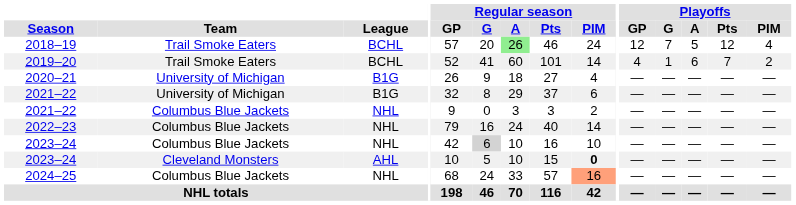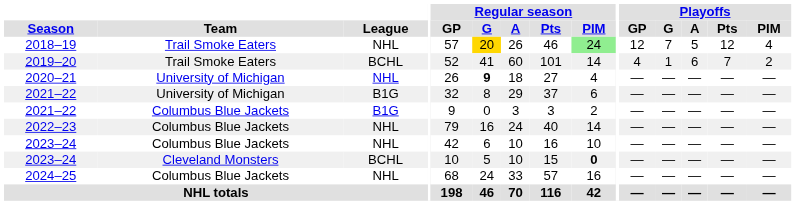(386, 45) BCHL -> (386, 45) NHL
(487, 45) no background -> (487, 45) gold background
(516, 45) lightgreen background -> (516, 45) no background
(594, 45) no background -> (594, 45) lightgreen background
(386, 77) B1G -> (386, 77) NHL
(487, 77) normal -> (487, 77) bold
(386, 110) NHL -> (386, 110) B1G
(487, 143) lightgrey background -> (487, 143) no background
(386, 159) AHL -> (386, 159) BCHL
(594, 176) lightsalmon background -> (594, 176) no background
